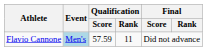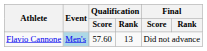(102, 39) 57.59 -> (102, 39) 57.60
(128, 39) 11 -> (128, 39) 13
